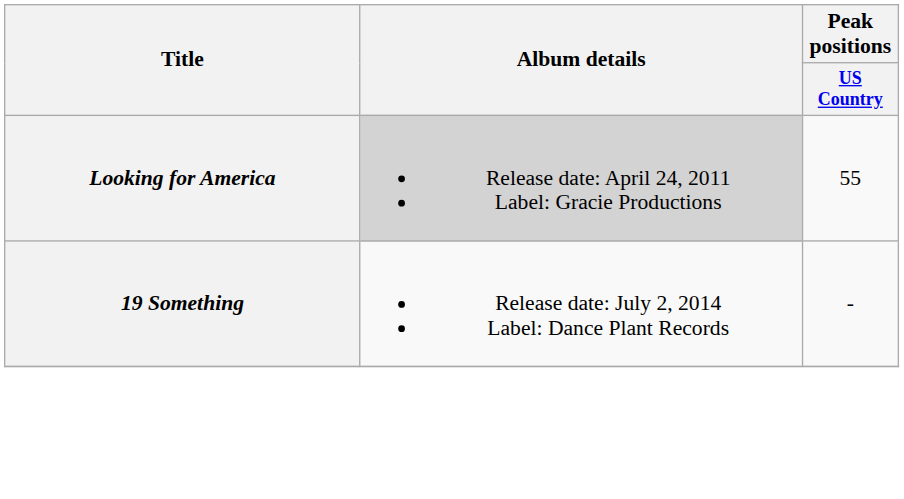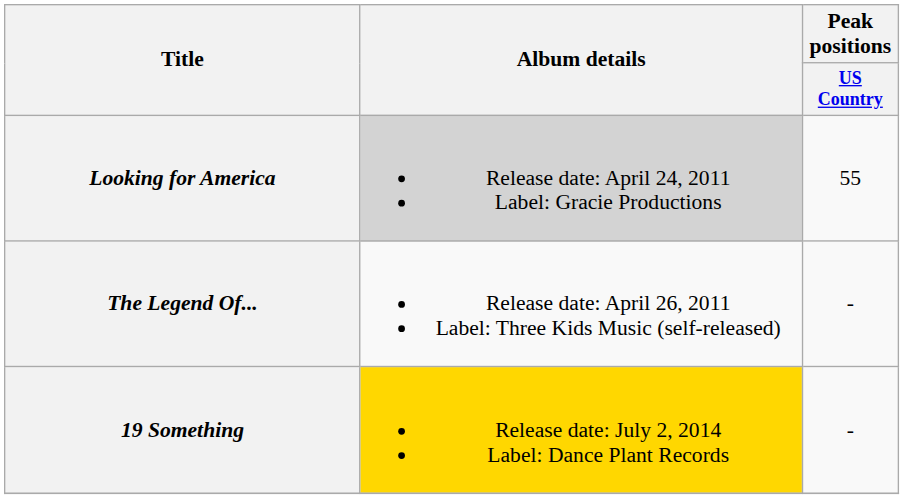+ row: (182, 303)
(581, 316) no background -> (581, 442) gold background
